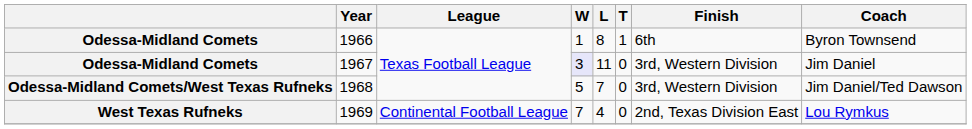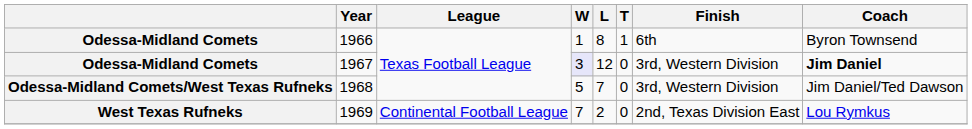(604, 64) 11 -> (604, 64) 12
(840, 64) normal -> (844, 64) bold
(600, 111) 4 -> (600, 111) 2
